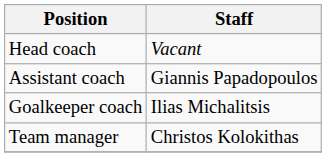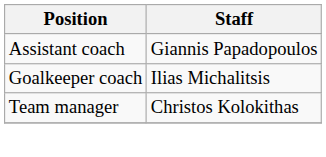- row: (52, 48)
